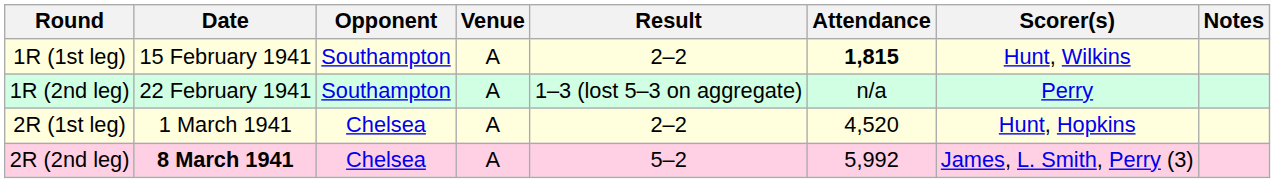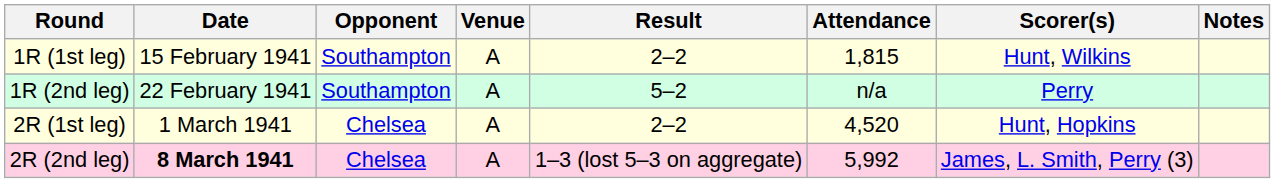(872, 56) bold -> (872, 56) normal
(669, 90) 1–3 (lost 5–3 on aggregate) -> (669, 90) 5–2
(669, 159) 5–2 -> (669, 159) 1–3 (lost 5–3 on aggregate)
